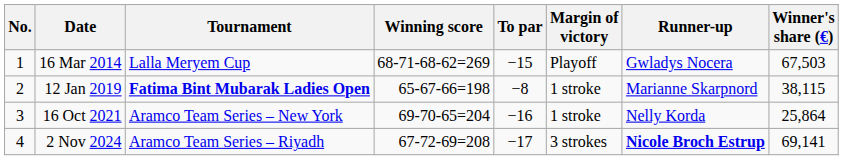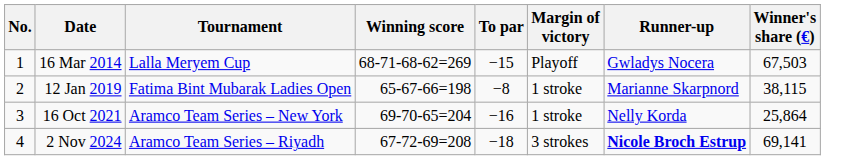(249, 89) bold -> (240, 89) normal
(520, 142) −17 -> (501, 142) −18
